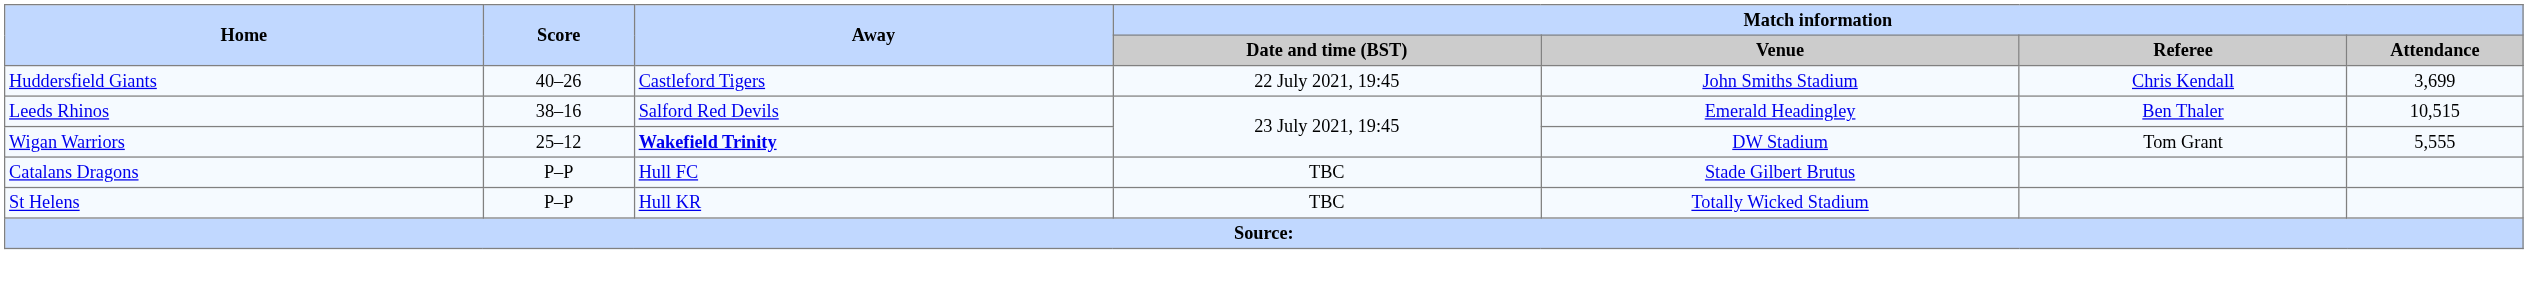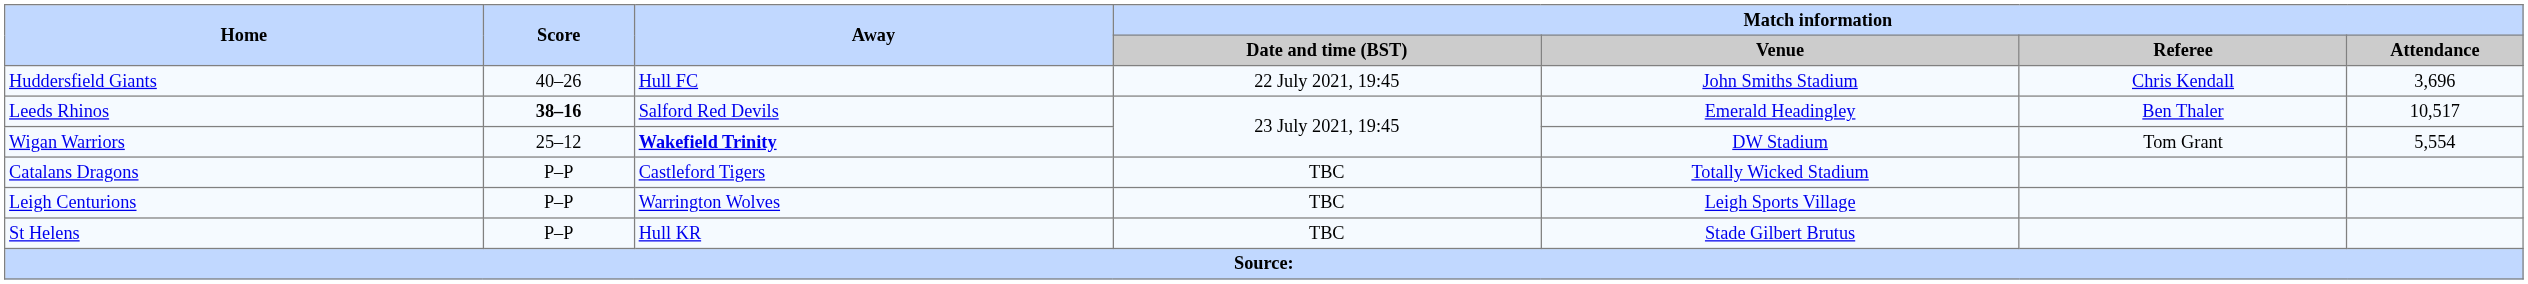(702, 80) Castleford Tigers -> (668, 80) Hull FC
(2435, 80) 3,699 -> (2435, 80) 3,696
(559, 111) normal -> (559, 111) bold
(2435, 111) 10,515 -> (2435, 111) 10,517
(2435, 141) 5,555 -> (2435, 141) 5,554
(668, 172) Hull FC -> (702, 172) Castleford Tigers
(1780, 172) Stade Gilbert Brutus -> (1780, 172) Totally Wicked Stadium
+ row: (73, 202)
(1780, 202) Totally Wicked Stadium -> (1780, 233) Stade Gilbert Brutus
